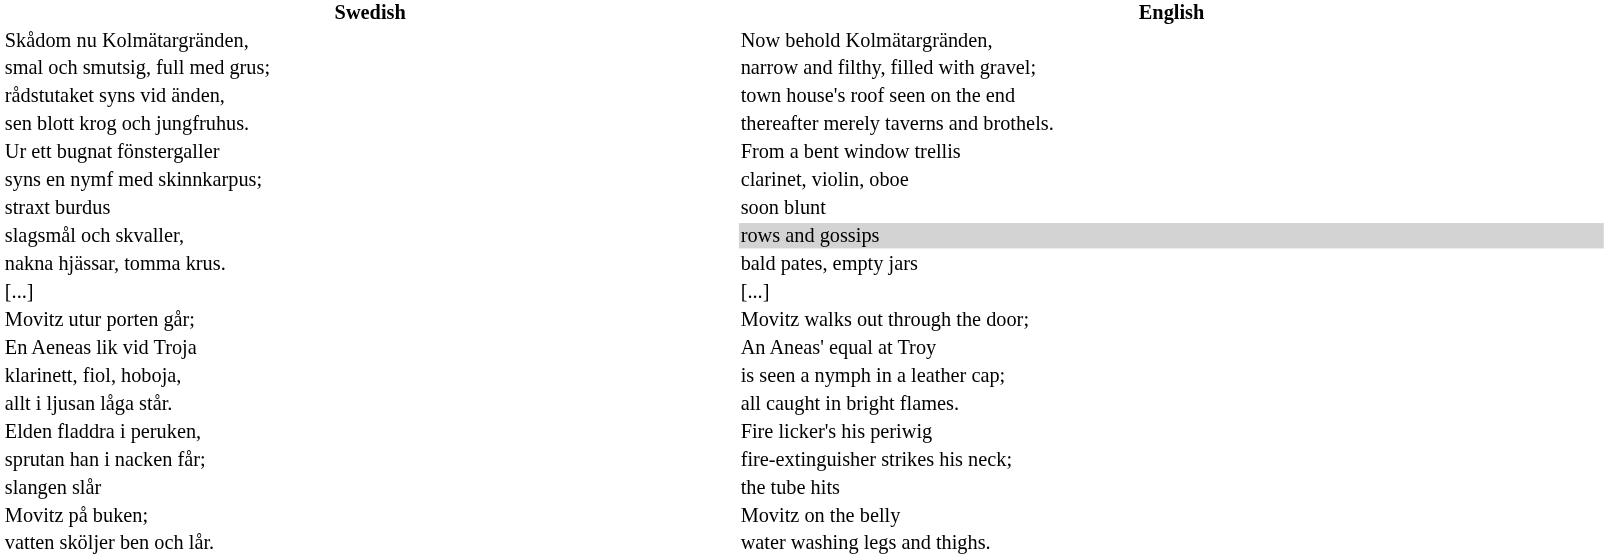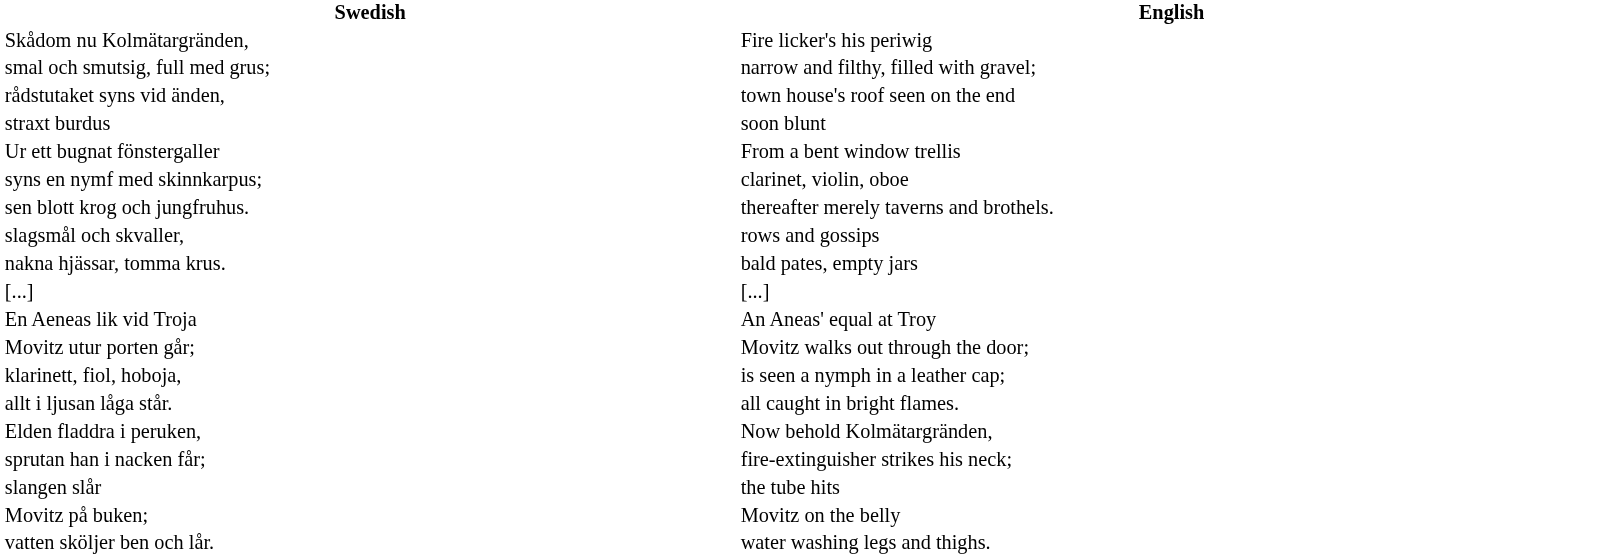(867, 40) Now behold Kolmätargränden, -> (836, 40) Fire licker's his periwig
rows swapped: (127, 123) <-> (58, 207)
(810, 235) lightgrey background -> (810, 235) no background
rows swapped: (101, 347) <-> (100, 319)
(836, 431) Fire licker's his periwig -> (867, 431) Now behold Kolmätargränden,
